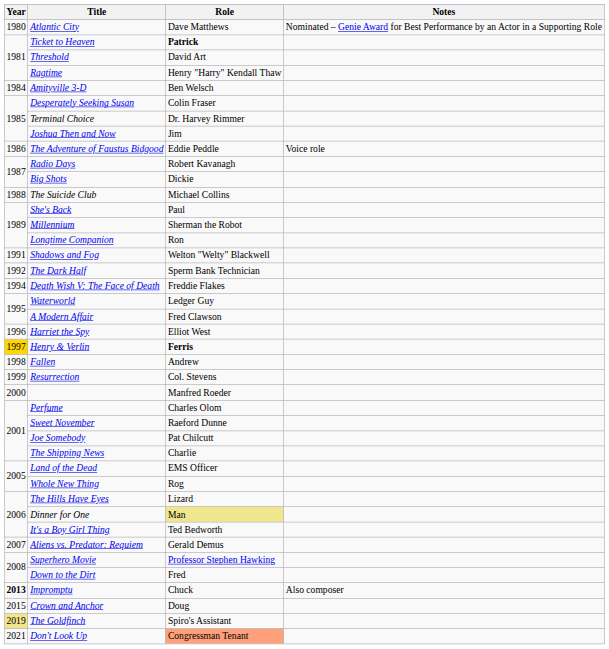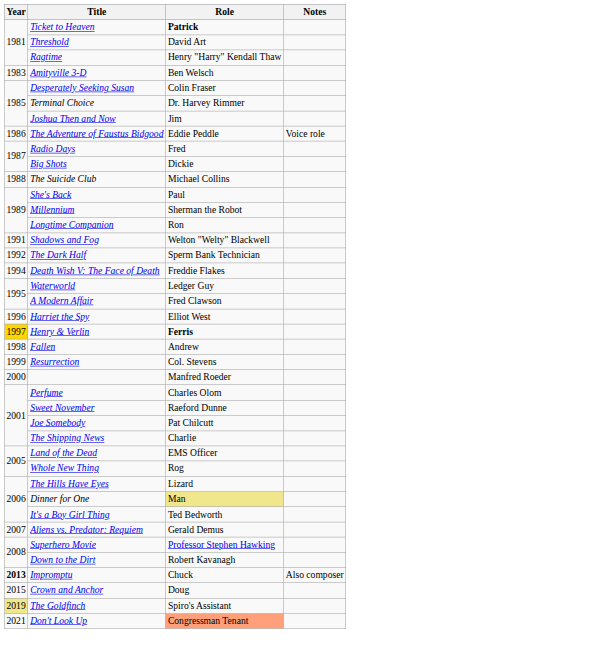- row: (55, 27)
(16, 88) 1984 -> (16, 73) 1983
(202, 164) Robert Kavanagh -> (177, 149) Fred
(177, 575) Fred -> (202, 560) Robert Kavanagh
